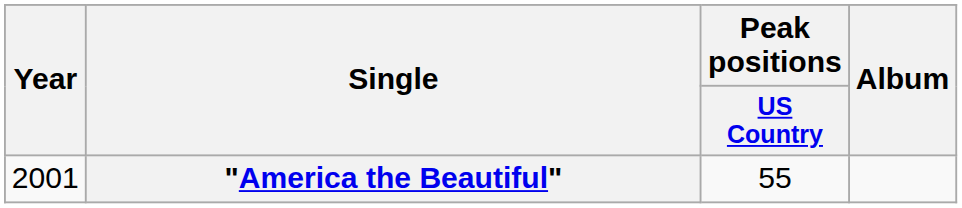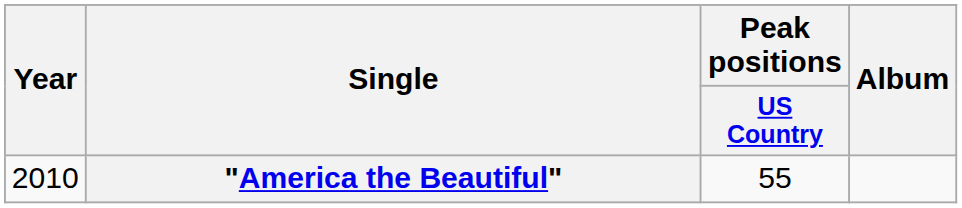(45, 178) 2001 -> (45, 178) 2010
